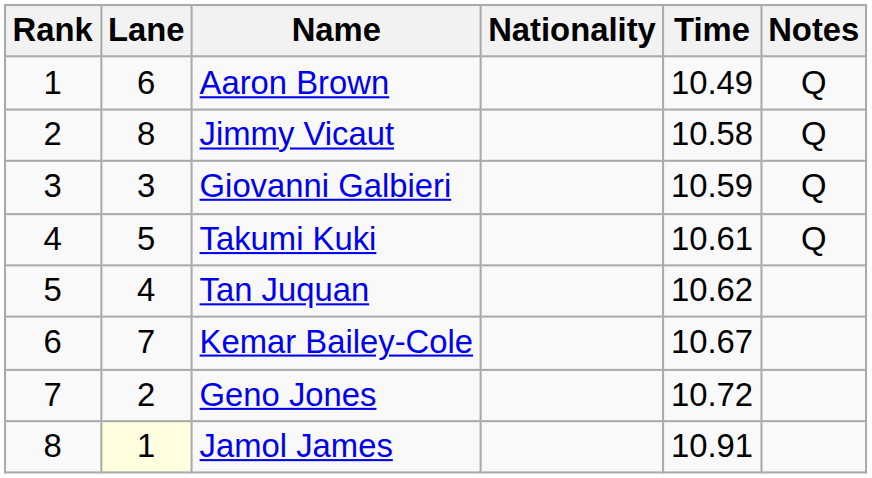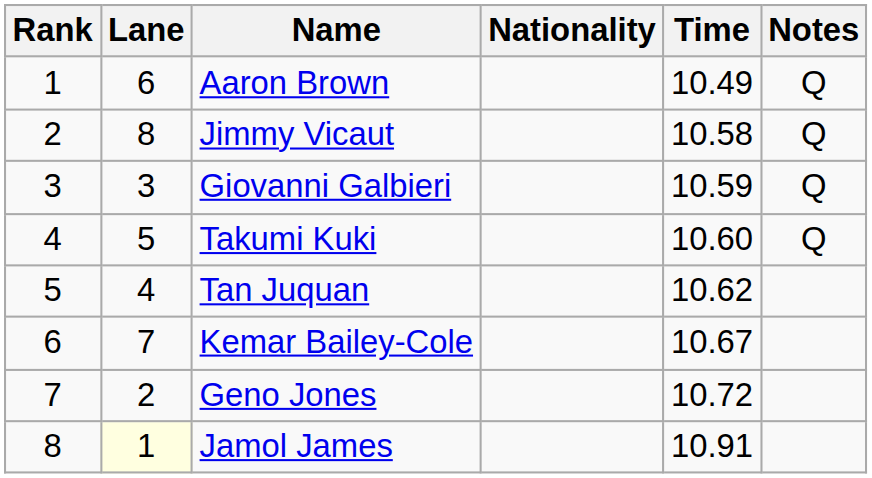(712, 238) 10.61 -> (712, 238) 10.60
